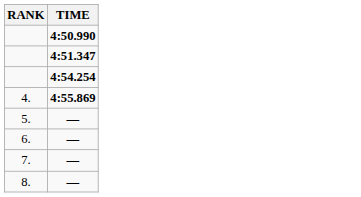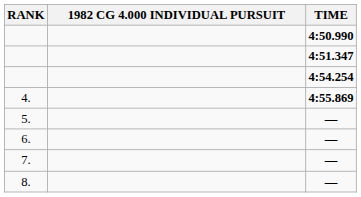+ column: (176, 15)
